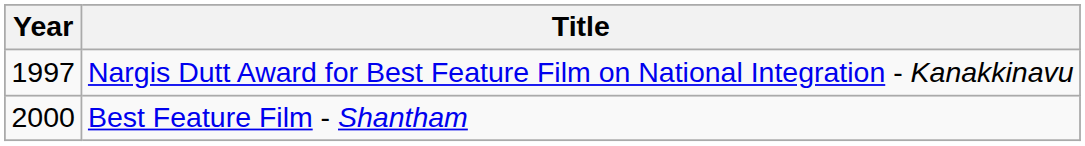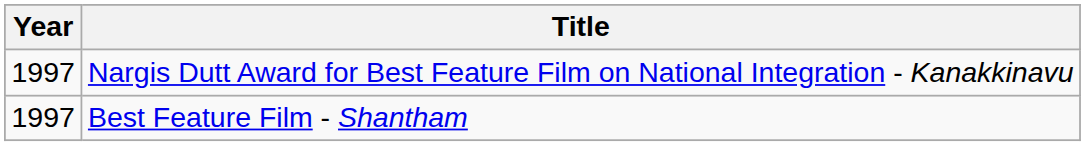(43, 117) 2000 -> (43, 117) 1997
